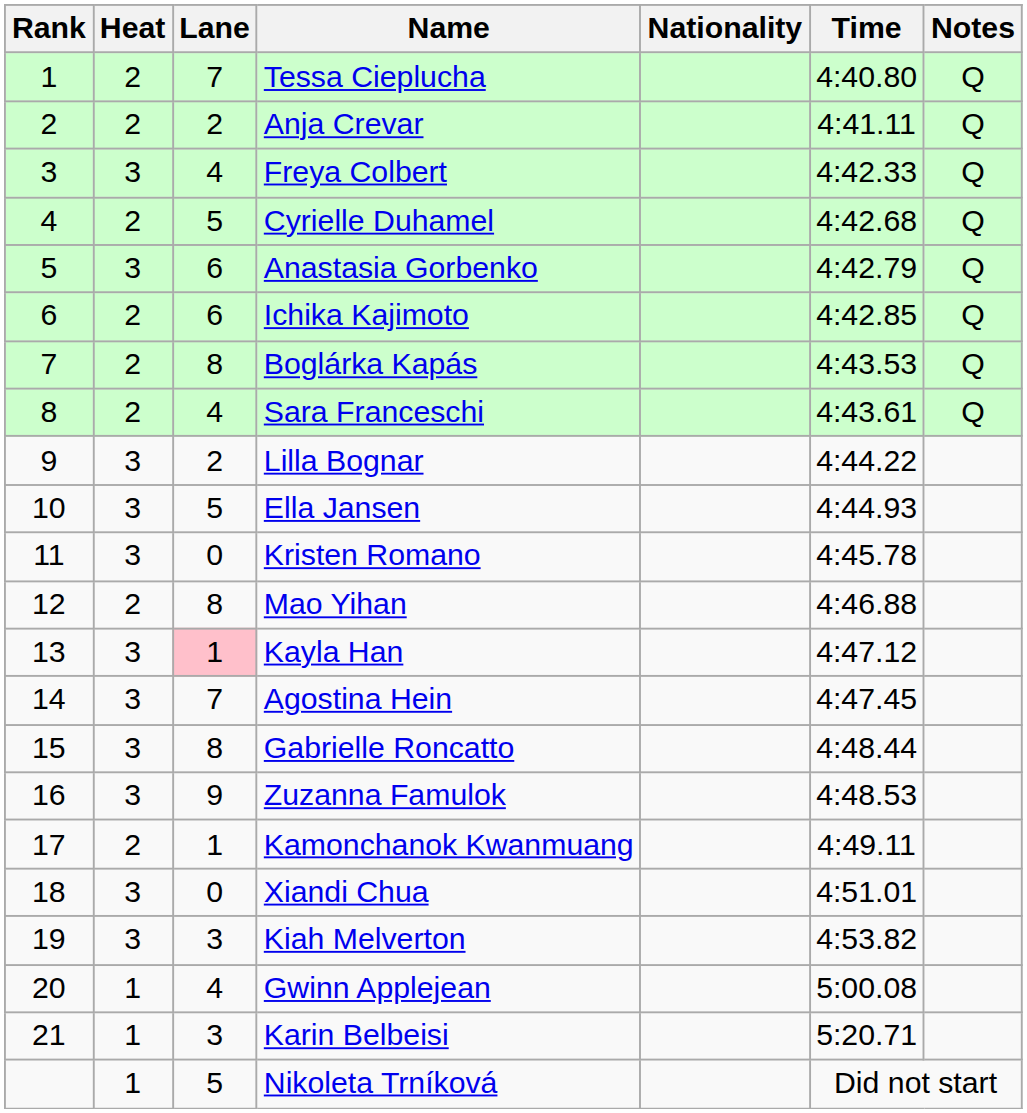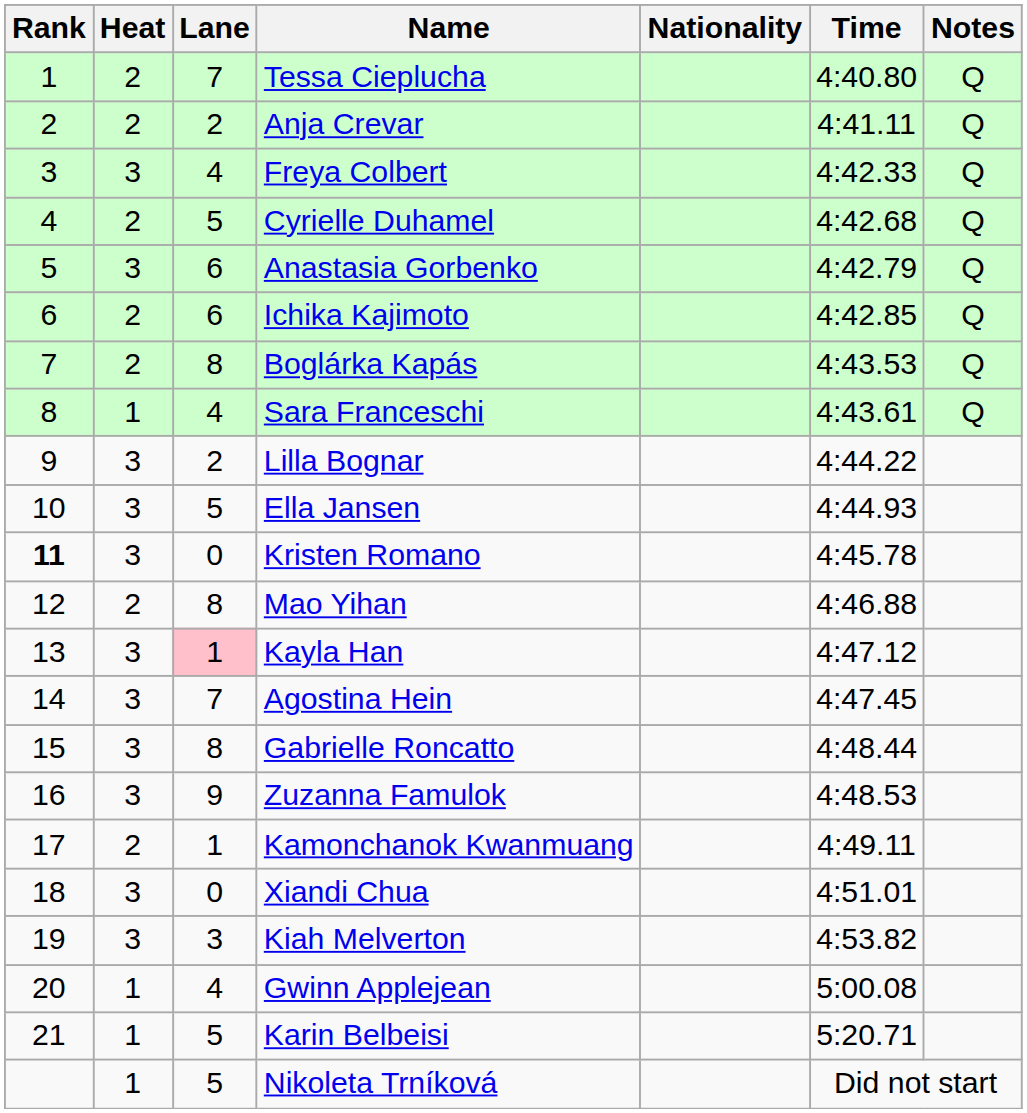(133, 412) 2 -> (133, 412) 1
(49, 556) normal -> (49, 556) bold
(215, 1035) 3 -> (215, 1035) 5
